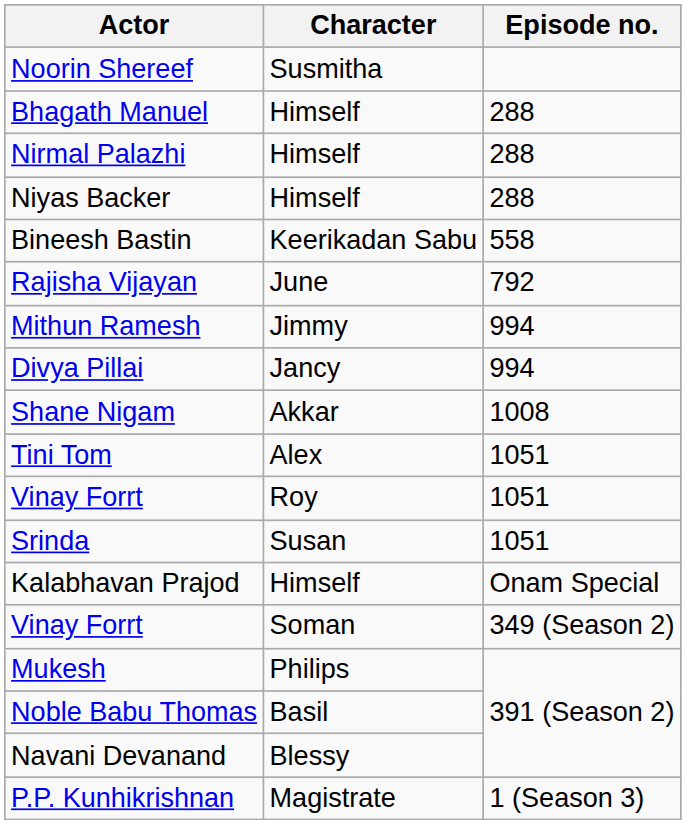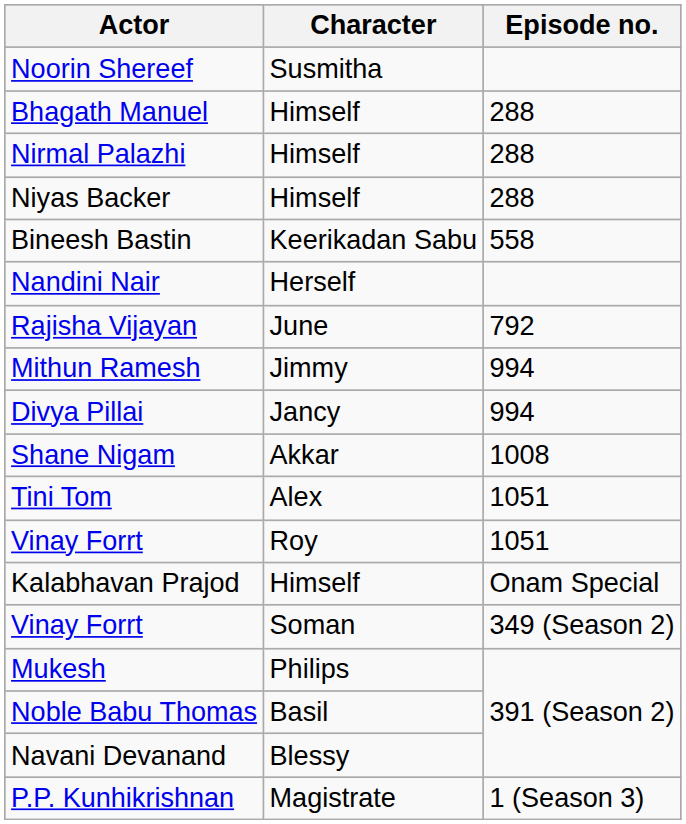+ row: (85, 283)
- row: (50, 540)
